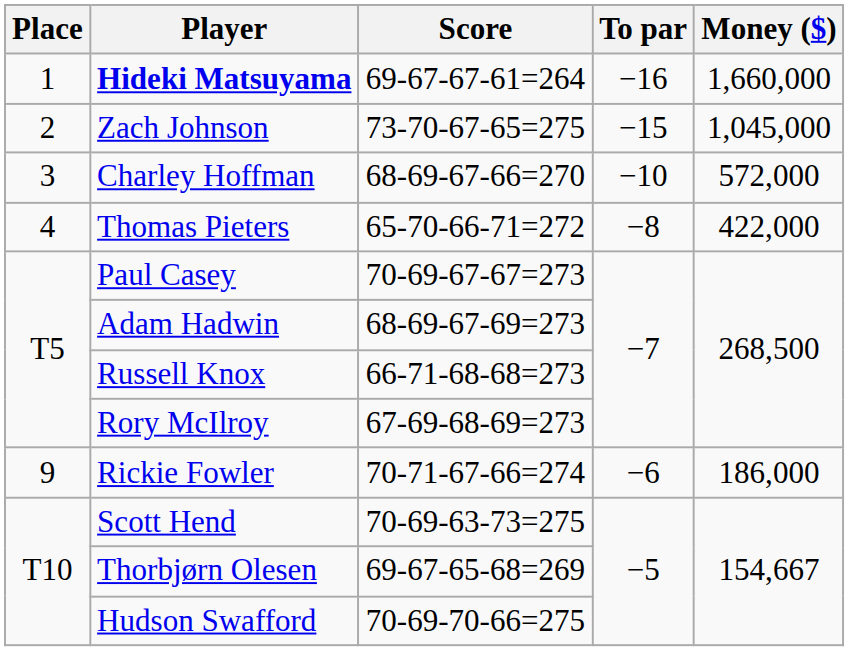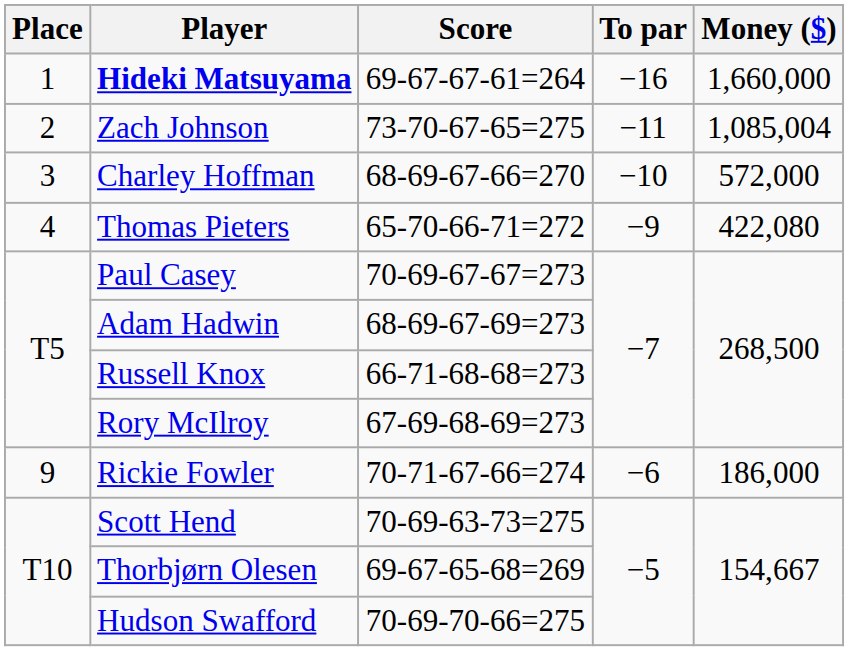(643, 127) −15 -> (643, 127) −11
(769, 127) 1,045,000 -> (769, 127) 1,085,004
(643, 226) −8 -> (643, 226) −9
(769, 226) 422,000 -> (769, 226) 422,080
